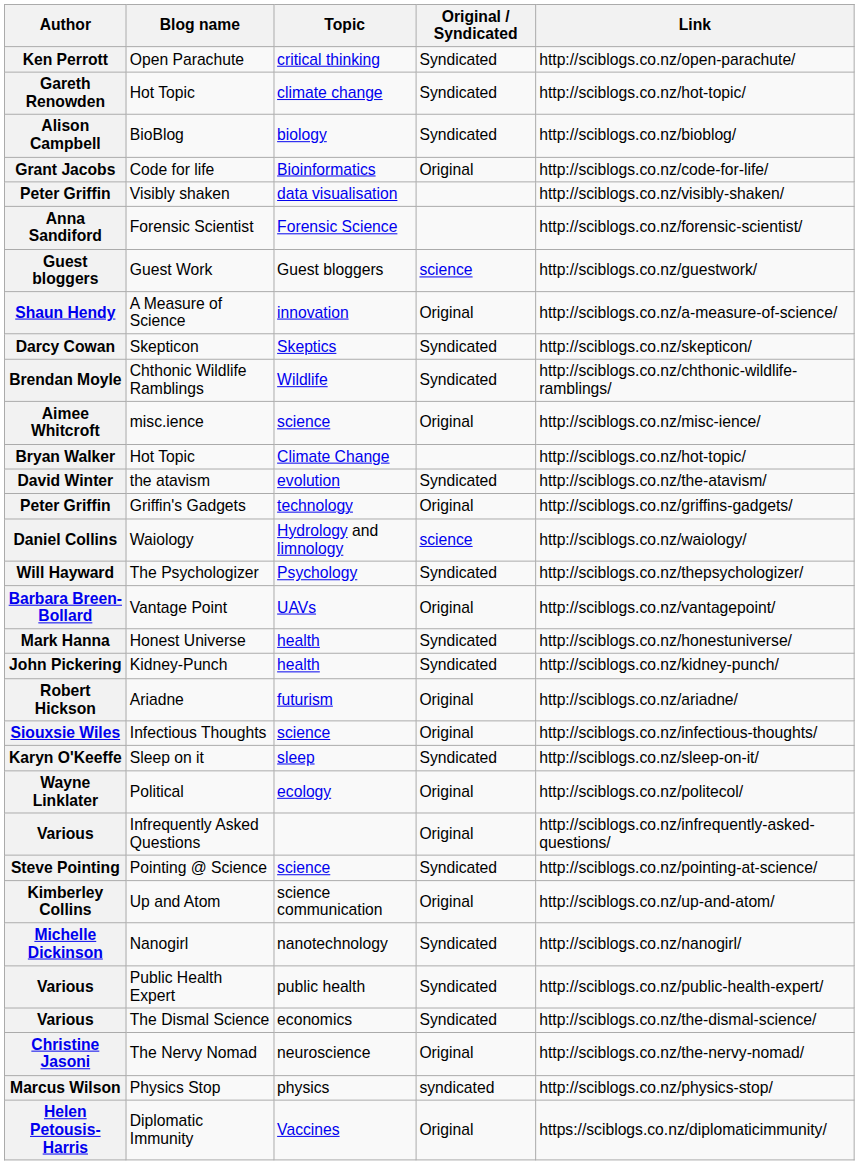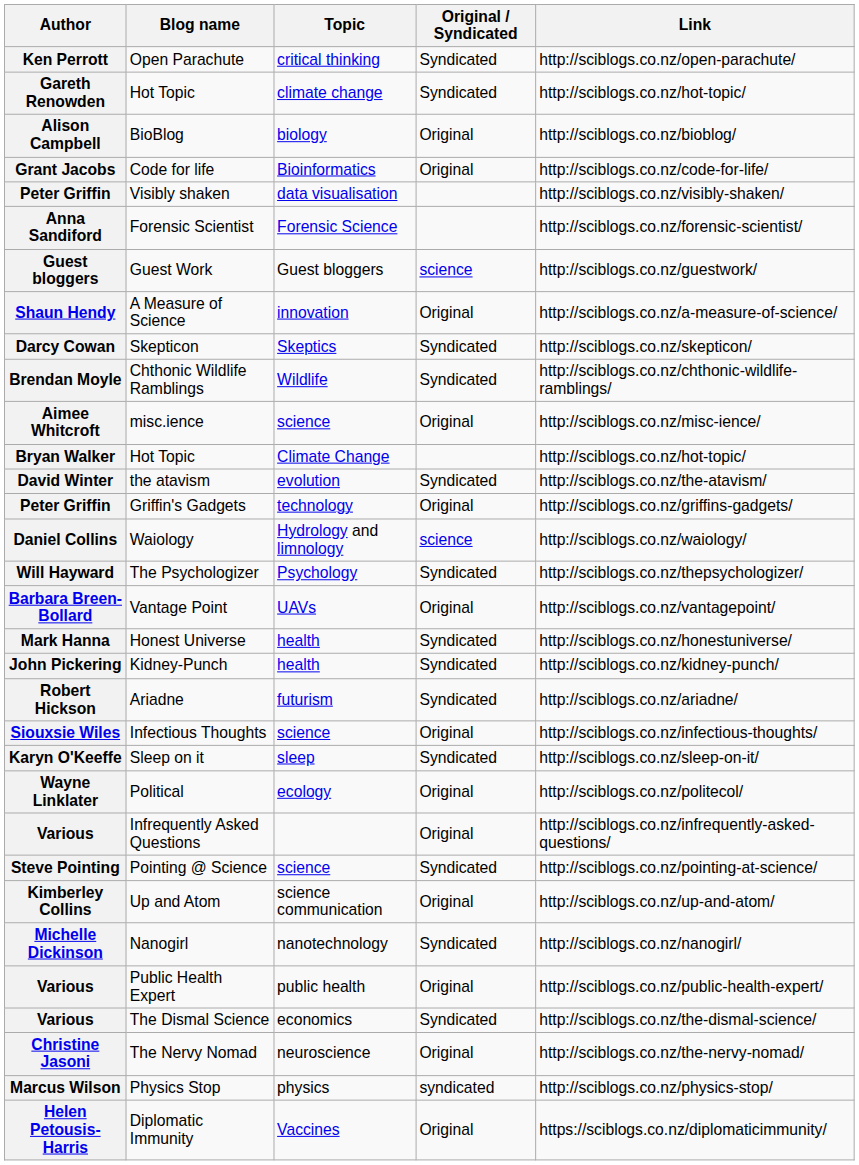(458, 135) Syndicated -> (446, 135) Original
(446, 699) Original -> (458, 699) Syndicated
(458, 986) Syndicated -> (446, 986) Original
